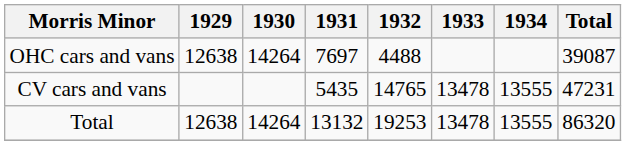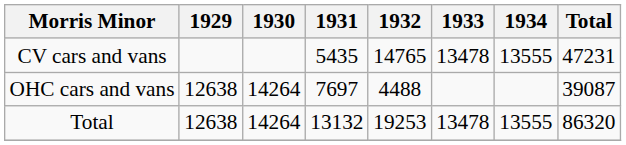rows swapped: (92, 55) <-> (92, 88)
